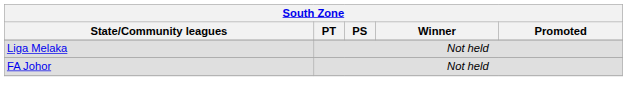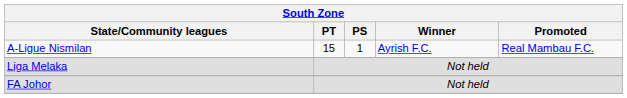+ row: (49, 48)
